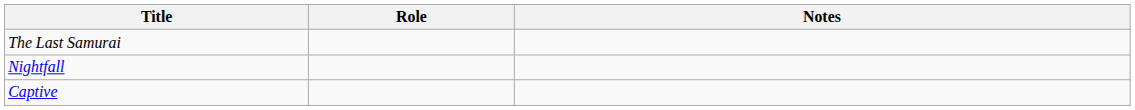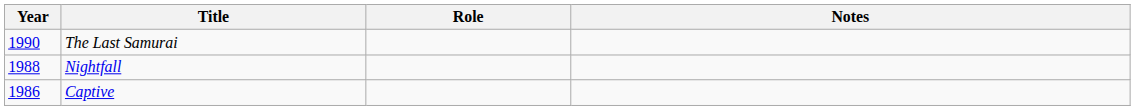+ column: (33, 17)
